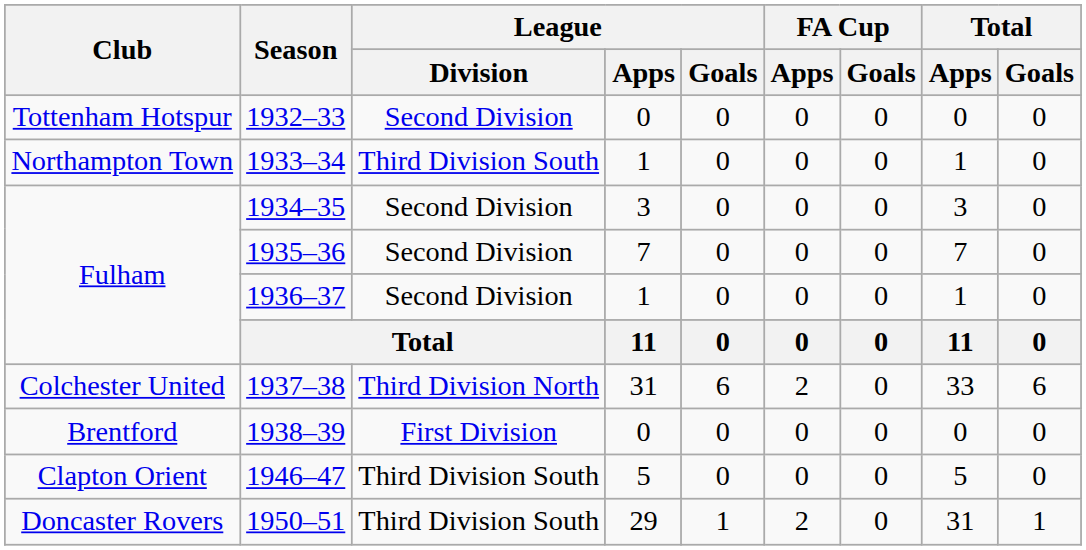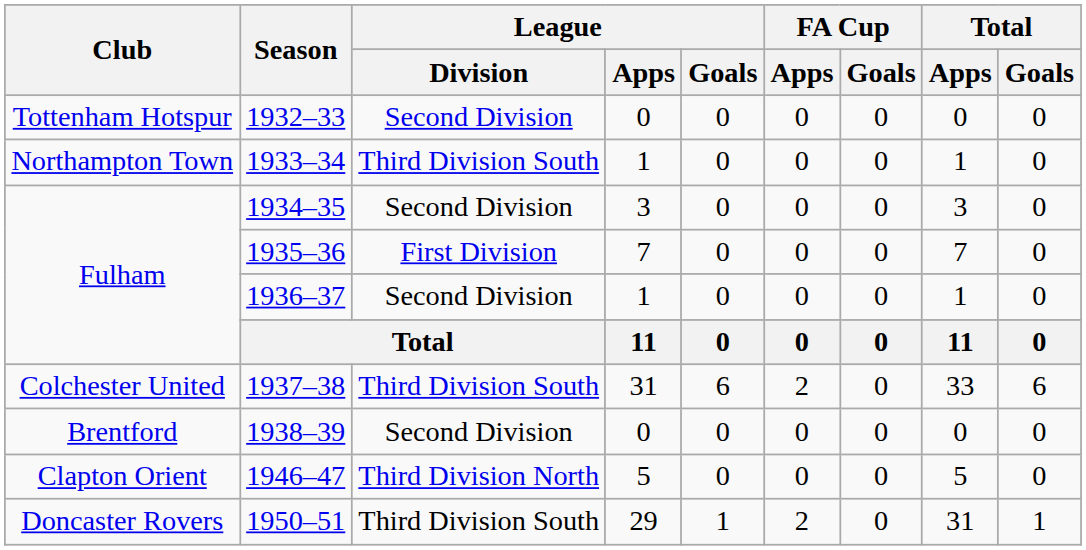(479, 251) Second Division -> (479, 251) First Division
(479, 386) Third Division North -> (479, 386) Third Division South
(479, 431) First Division -> (479, 431) Second Division
(479, 476) Third Division South -> (479, 476) Third Division North
